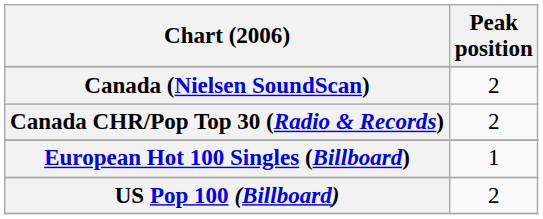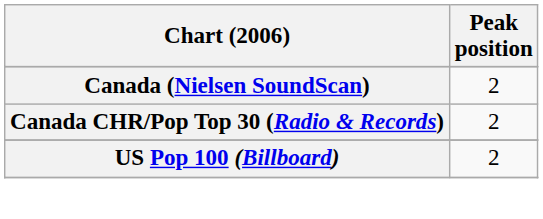- row: (227, 158)
